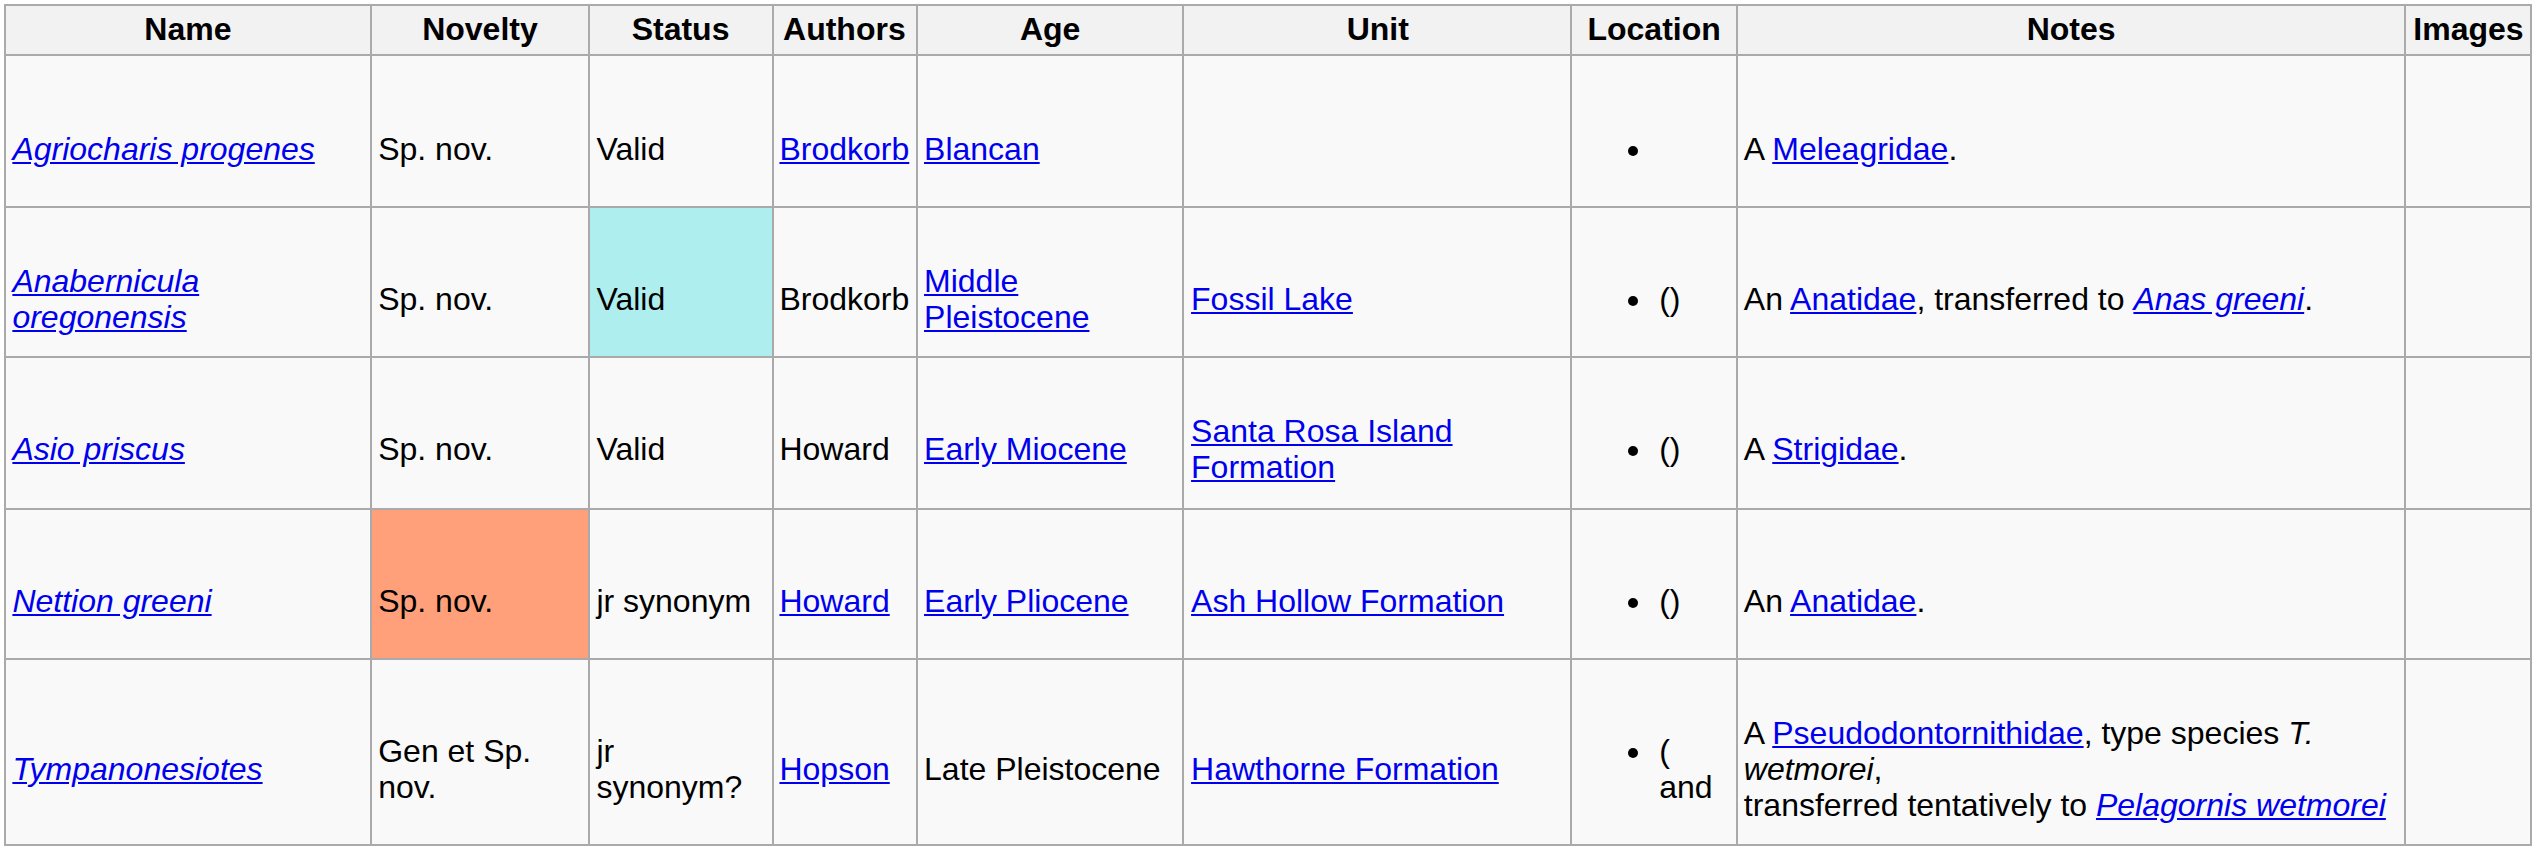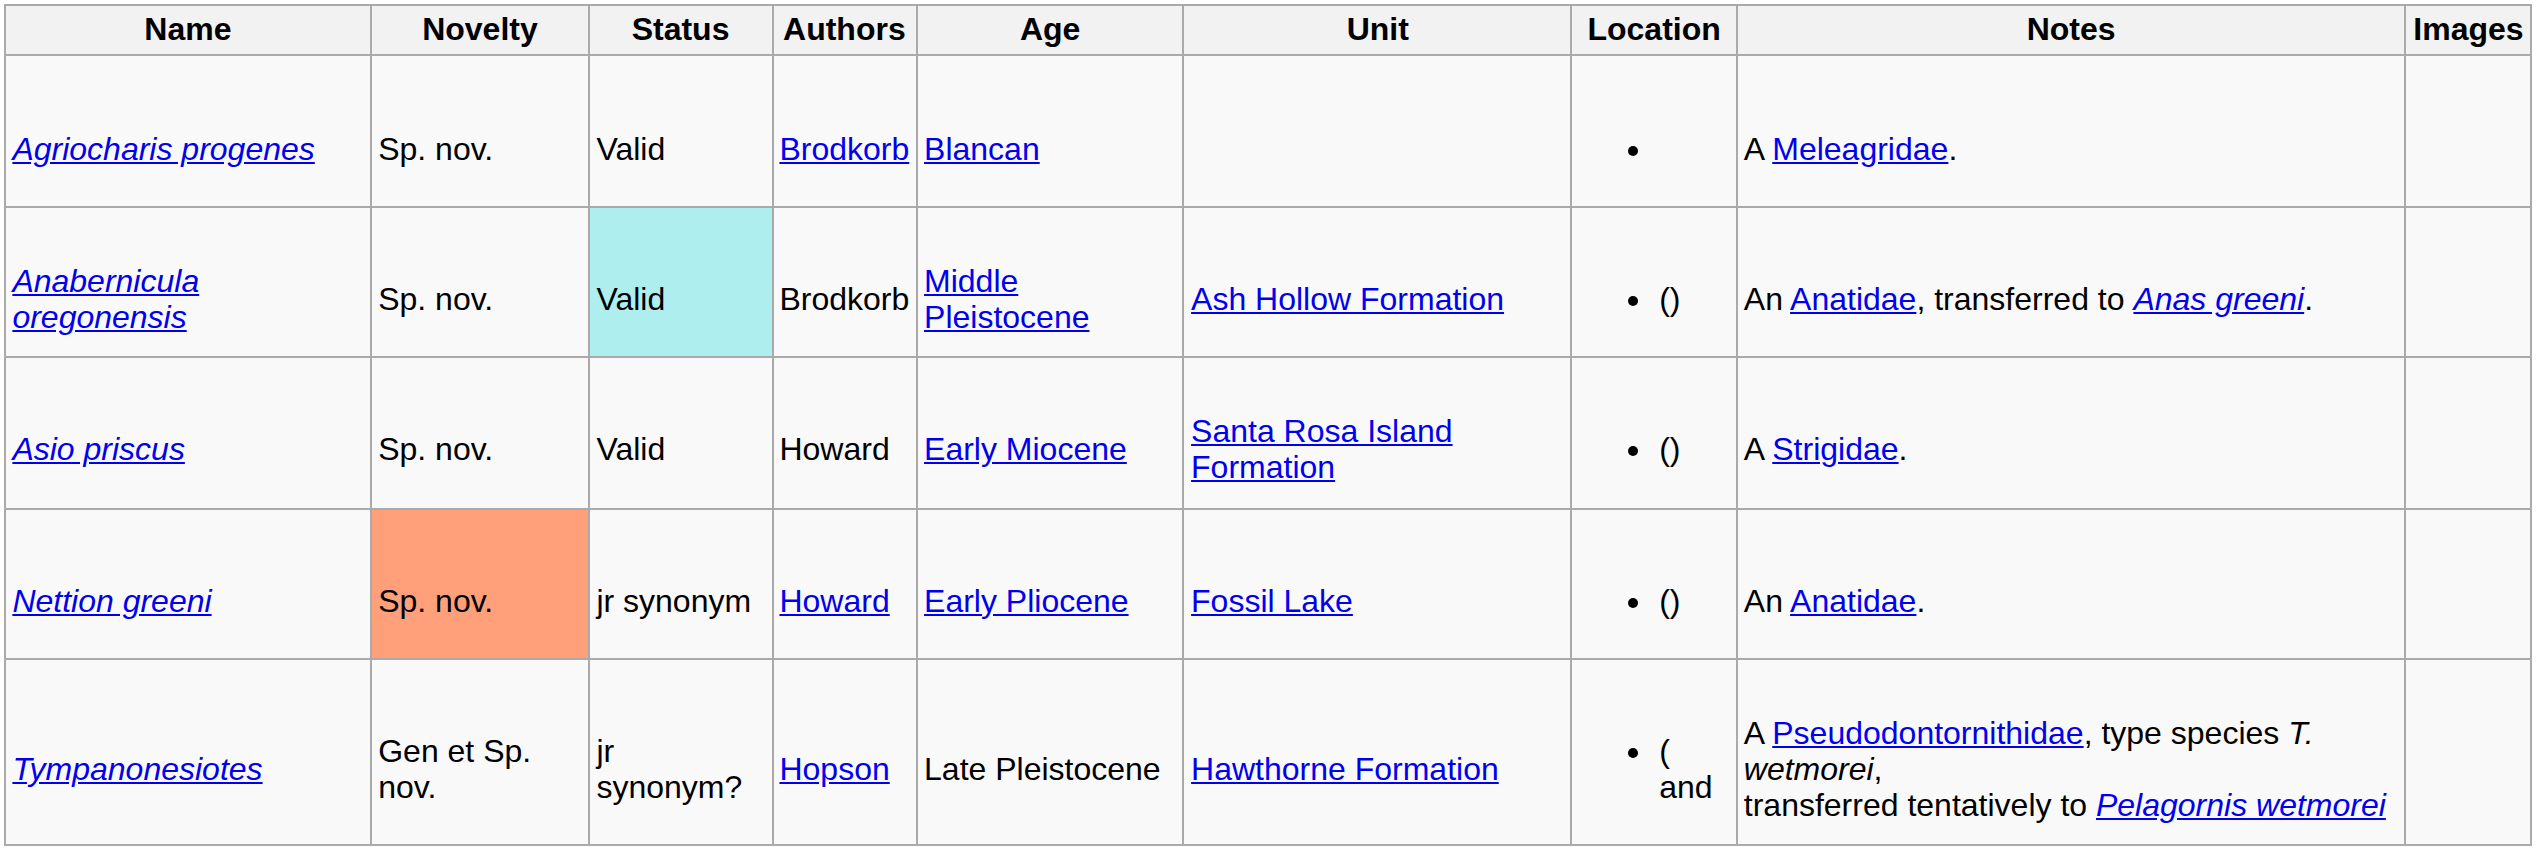(1272, 299) Fossil Lake -> (1348, 299) Ash Hollow Formation
(1348, 600) Ash Hollow Formation -> (1272, 600) Fossil Lake
